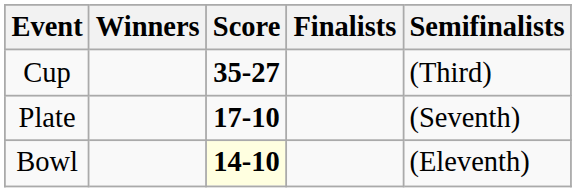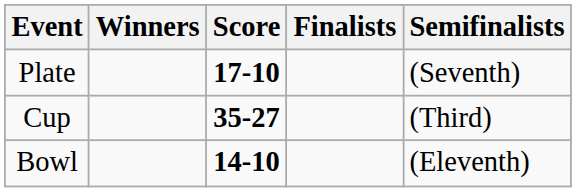rows swapped: (47, 72) <-> (47, 117)
(247, 162) lightyellow background -> (247, 162) no background
